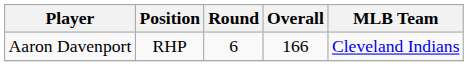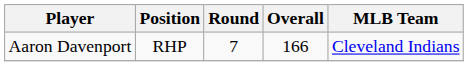(234, 46) 6 -> (234, 46) 7
